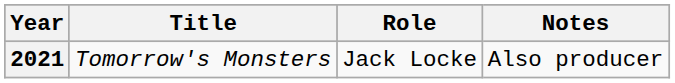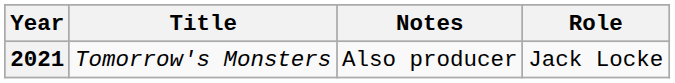columns swapped: (410, 23) <-> (575, 23)
